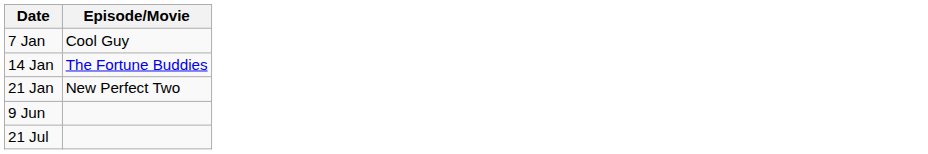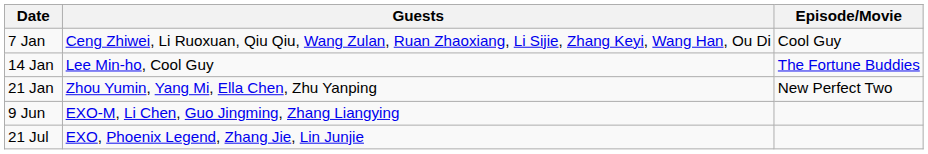+ column: (418, 16)
